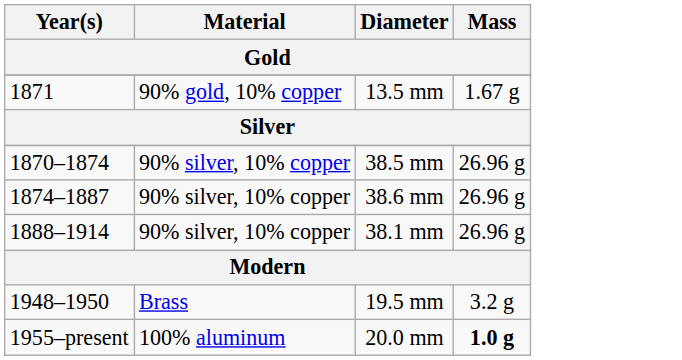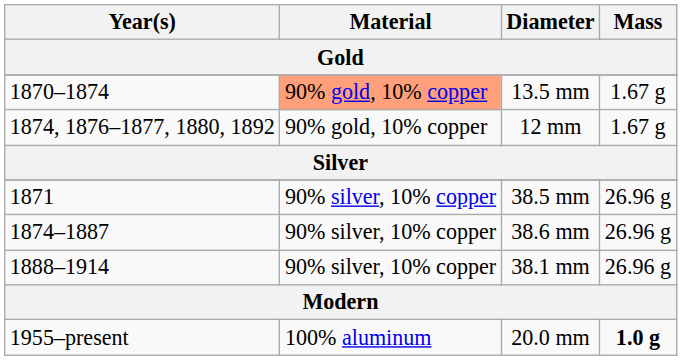(32, 92) 1871 -> (59, 92) 1870–1874
(240, 92) no background -> (386, 92) lightsalmon background
+ row: (550, 127)
(59, 162) 1870–1874 -> (32, 197) 1871
- row: (404, 302)
